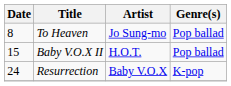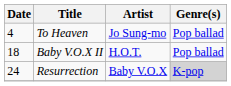(10, 33) 8 -> (10, 33) 4
(13, 52) 15 -> (13, 52) 18
(188, 71) no background -> (188, 71) lightgrey background
